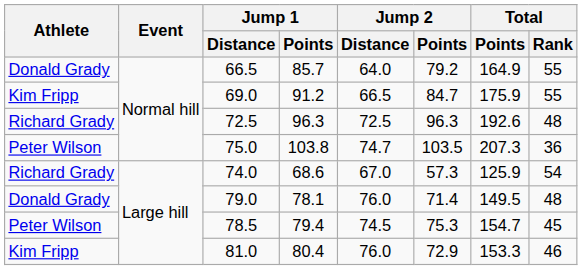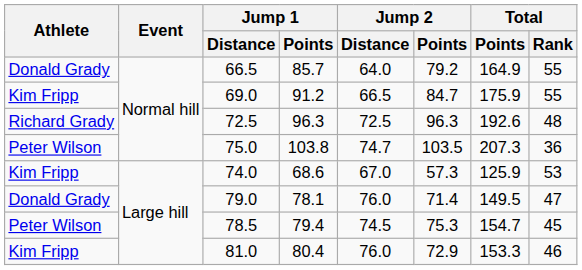(61, 174) Richard Grady -> (44, 174) Kim Fripp
(553, 174) 54 -> (553, 174) 53
(553, 199) 48 -> (553, 199) 47
